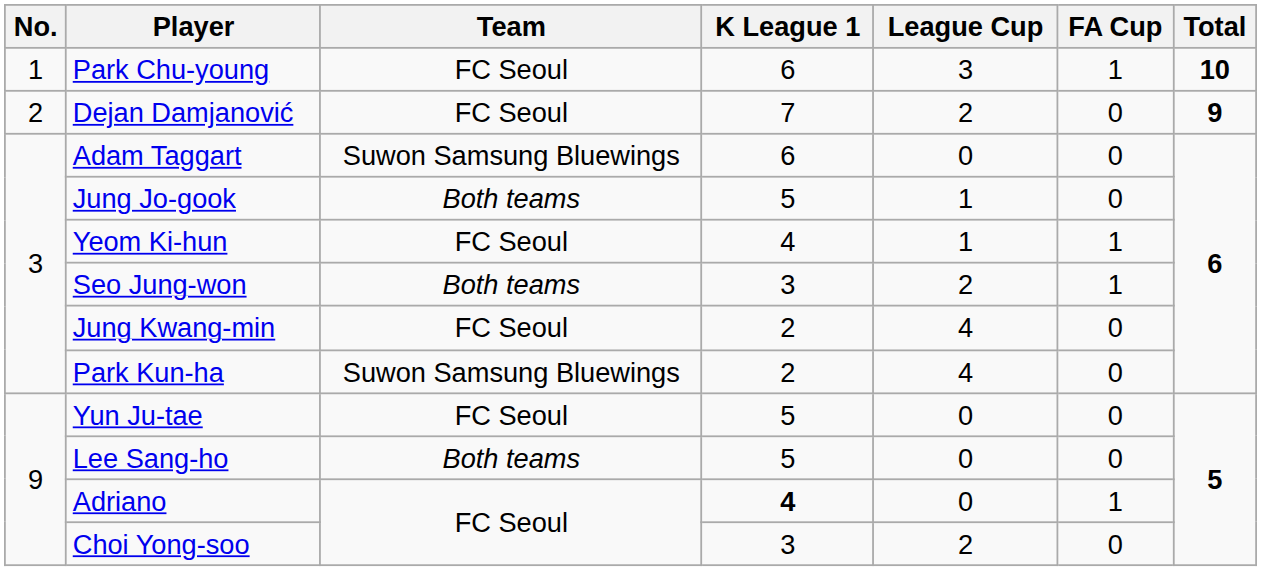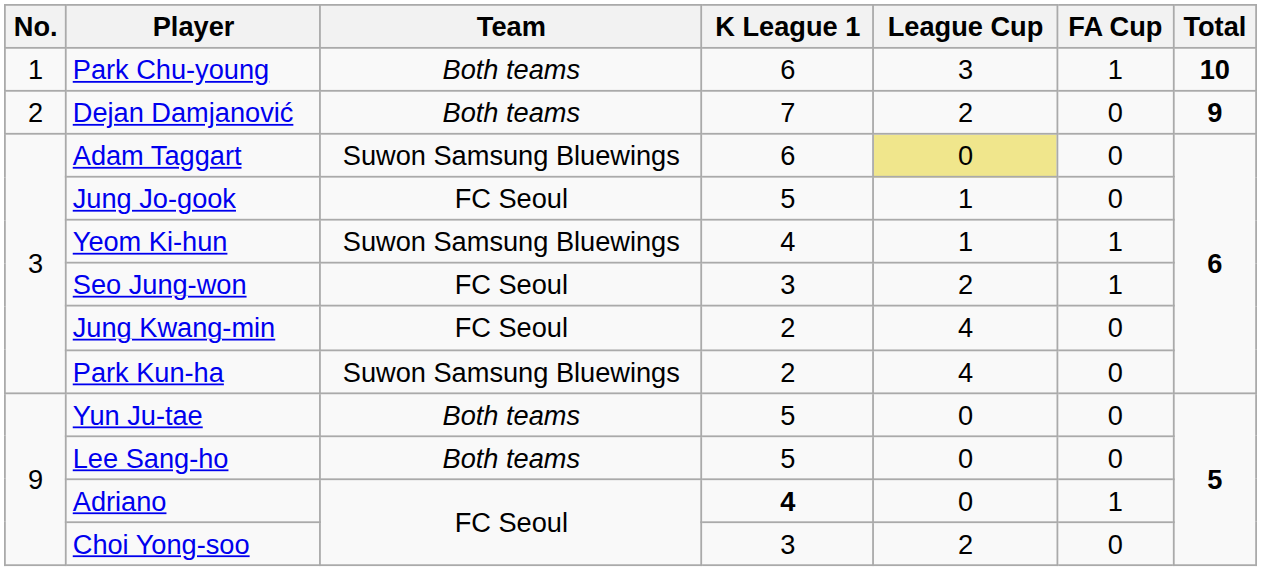(511, 70) FC Seoul -> (511, 70) Both teams
(511, 113) FC Seoul -> (511, 113) Both teams
(965, 156) no background -> (965, 156) khaki background
(511, 199) Both teams -> (511, 199) FC Seoul
(511, 242) FC Seoul -> (511, 242) Suwon Samsung Bluewings
(511, 285) Both teams -> (511, 285) FC Seoul
(511, 414) FC Seoul -> (511, 414) Both teams
